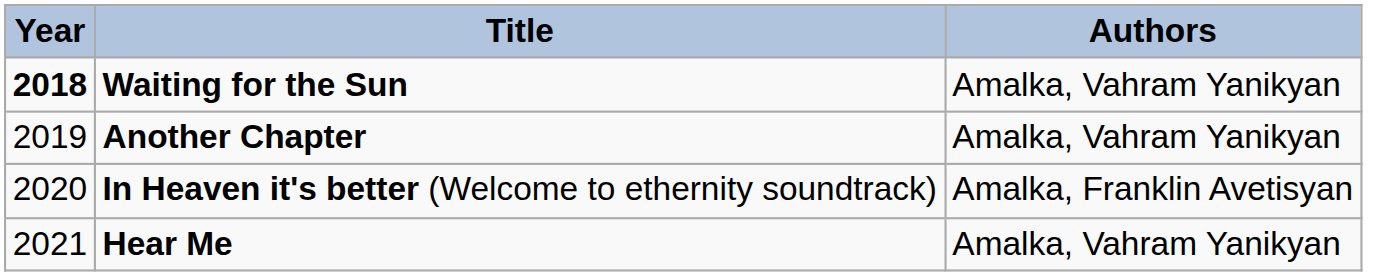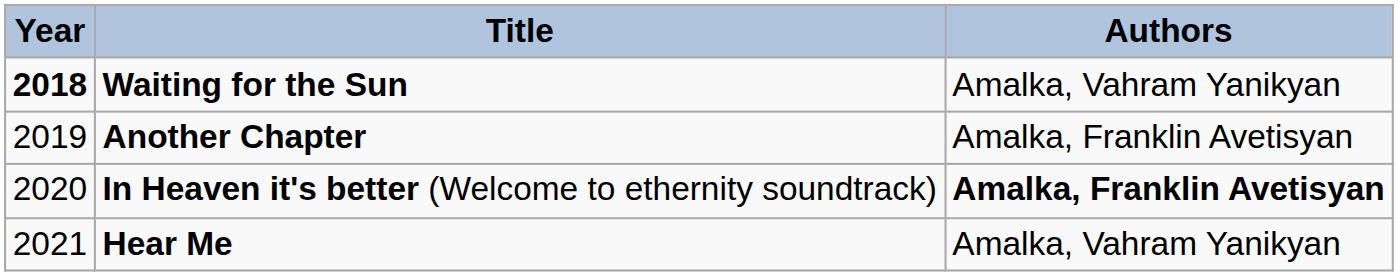(1147, 137) Amalka, Vahram Yanikyan -> (1153, 137) Amalka, Franklin Avetisyan
(1153, 190) normal -> (1169, 190) bold
